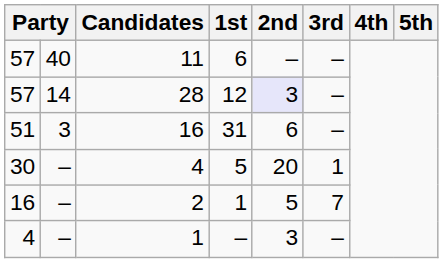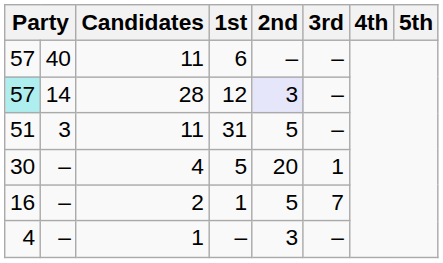(23, 94) no background -> (23, 94) paleturquoise background
(191, 130) 16 -> (192, 130) 11
(292, 130) 6 -> (292, 130) 5
